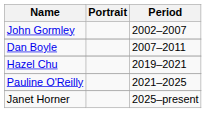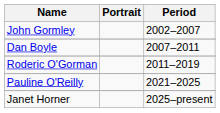+ row: (52, 64)
- row: (32, 64)
